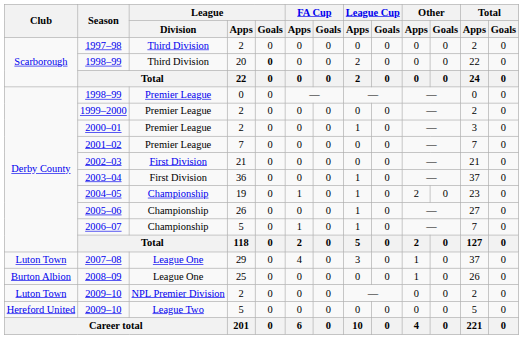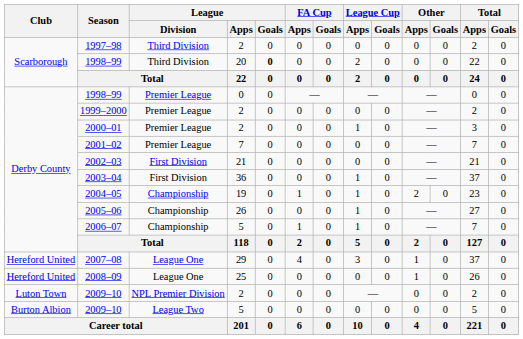(41, 260) Luton Town -> (41, 260) Hereford United
(41, 276) Burton Albion -> (41, 276) Hereford United
(41, 309) Hereford United -> (41, 309) Burton Albion
